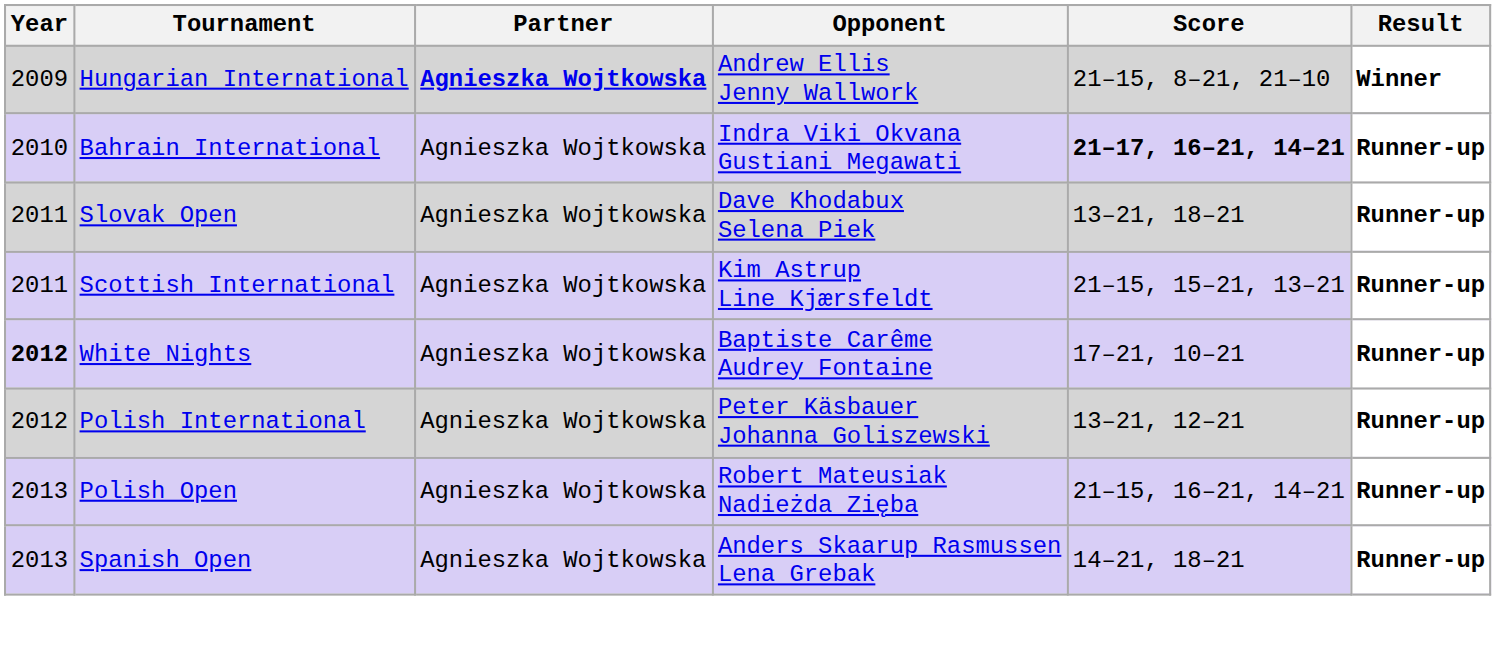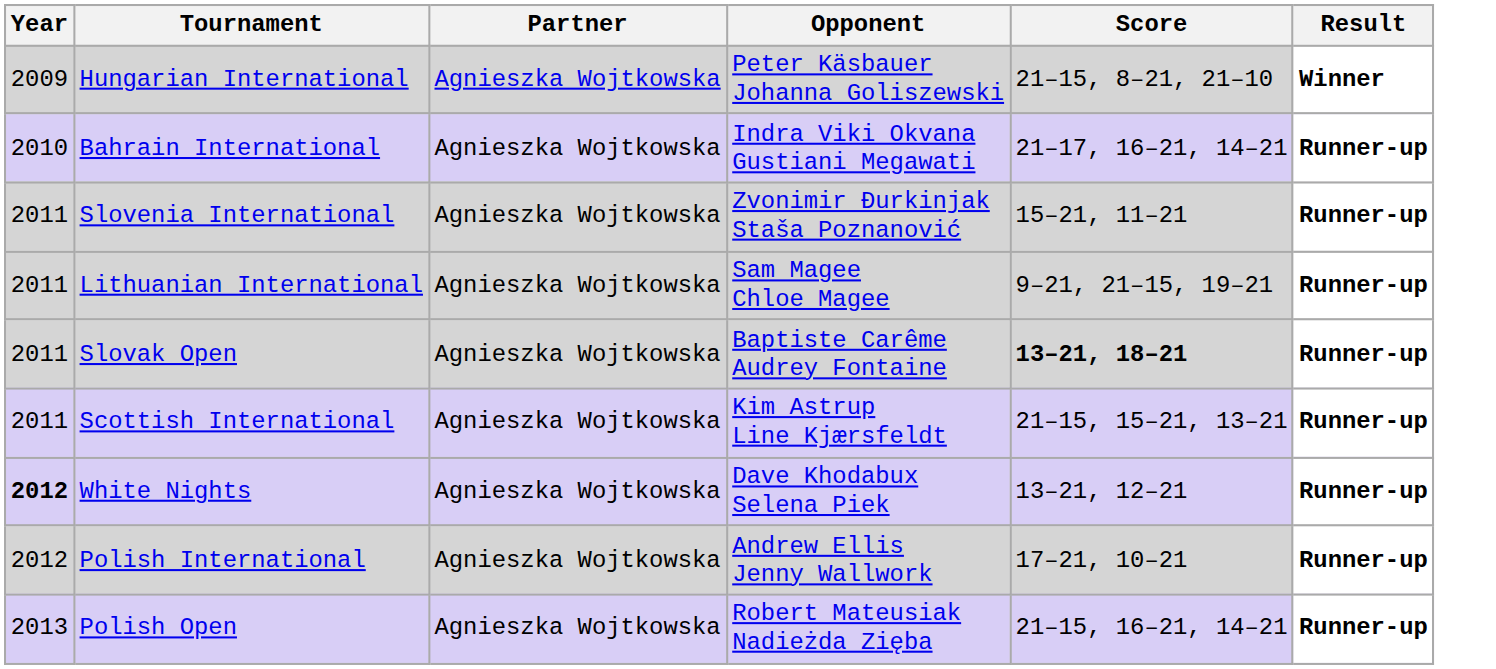(563, 79) bold -> (578, 79) normal
(818, 79) Andrew Ellis Jenny Wallwork -> (868, 79) Peter Käsbauer Johanna Goliszewski
(1209, 148) bold -> (1152, 148) normal
+ row: (237, 216)
+ row: (251, 285)
(811, 216) Dave Khodabux Selena Piek -> (840, 354) Baptiste Carême Audrey Fontaine
(1159, 216) normal -> (1101, 354) bold
(825, 354) Baptiste Carême Audrey Fontaine -> (825, 491) Dave Khodabux Selena Piek
(1159, 354) 17–21, 10–21 -> (1101, 491) 13–21, 12–21
(854, 422) Peter Käsbauer Johanna Goliszewski -> (832, 560) Andrew Ellis Jenny Wallwork
(1159, 422) 13–21, 12–21 -> (1101, 560) 17–21, 10–21
- row: (165, 560)
